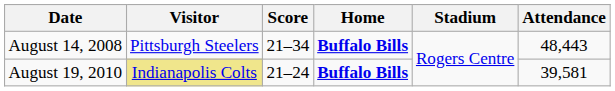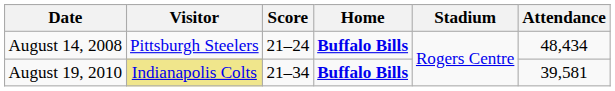(288, 45) 21–34 -> (288, 45) 21–24
(564, 45) 48,443 -> (564, 45) 48,434
(288, 72) 21–24 -> (288, 72) 21–34
